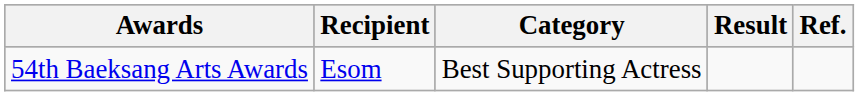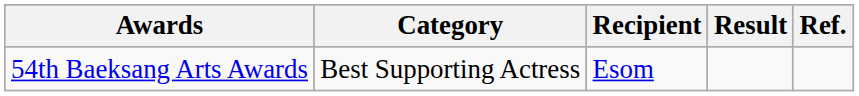columns swapped: (572, 25) <-> (375, 25)
